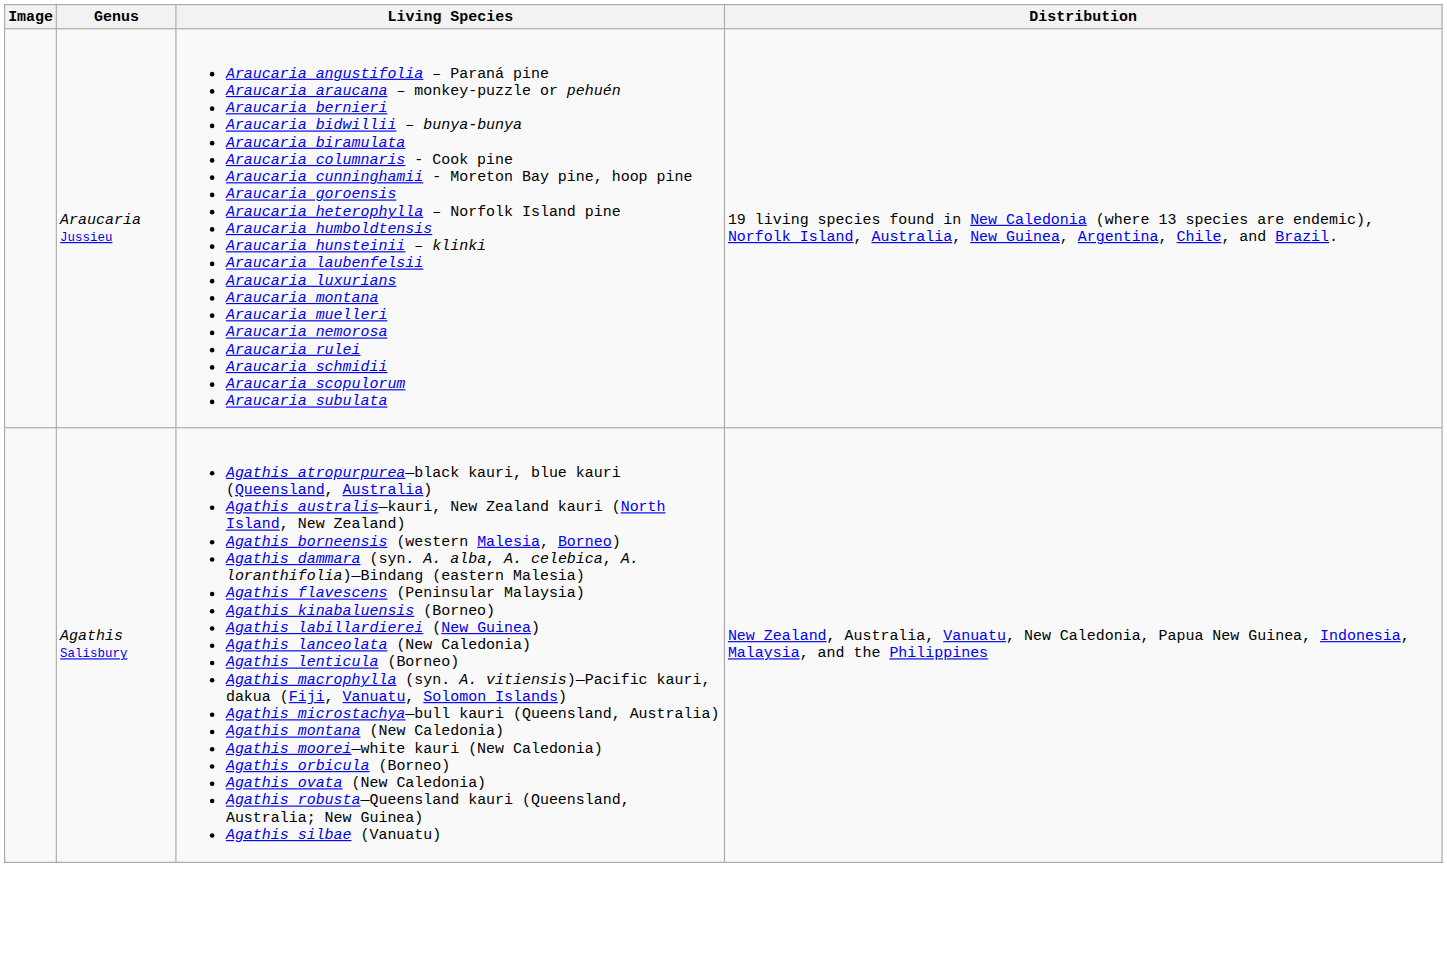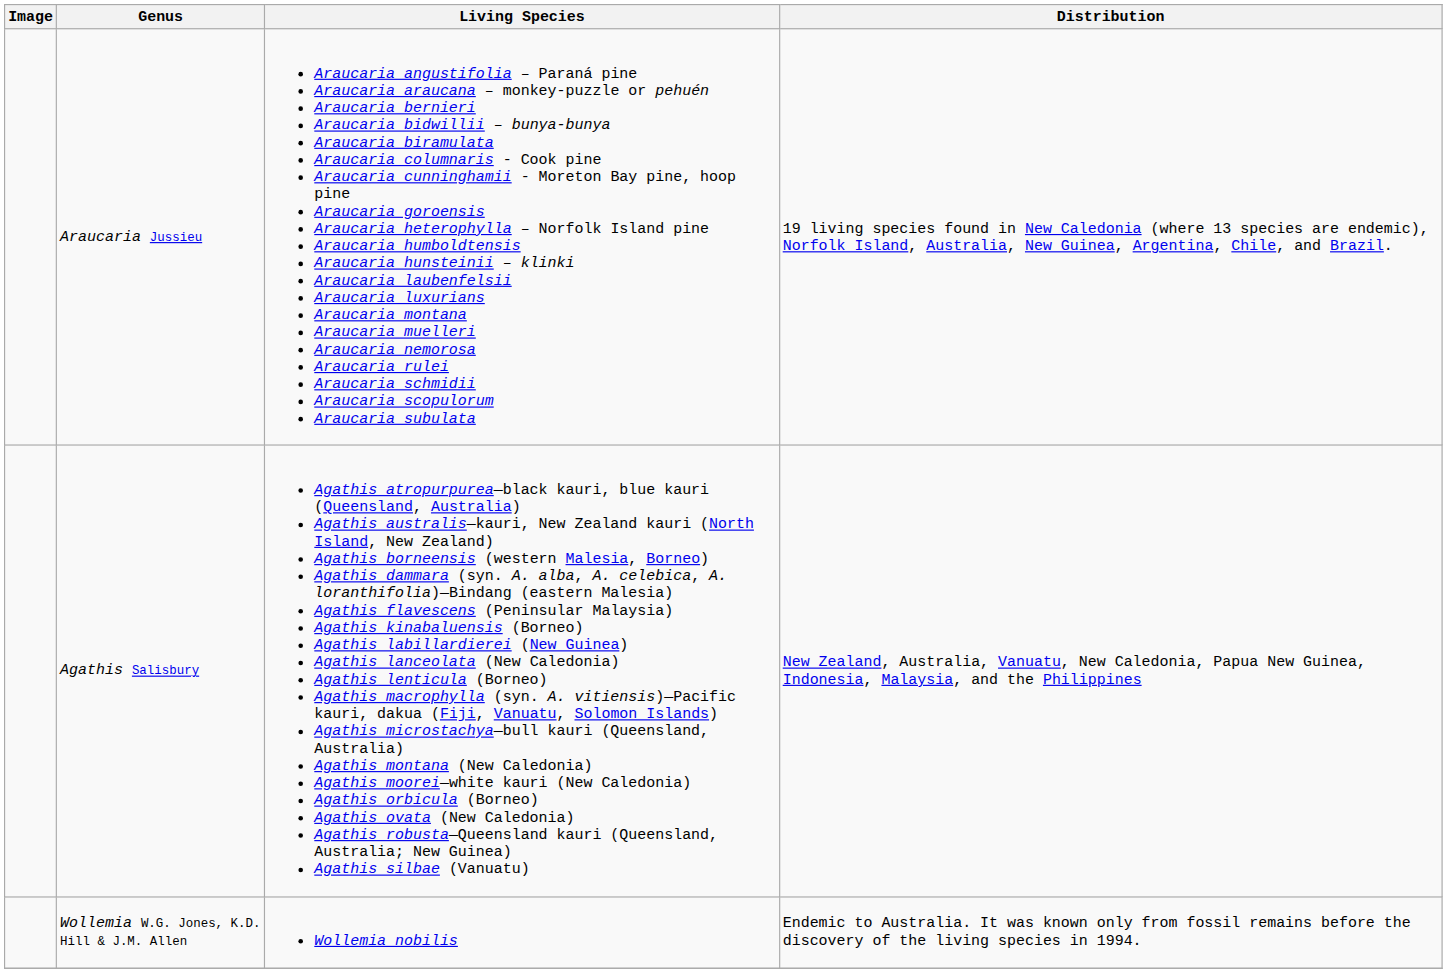+ row: (160, 932)
